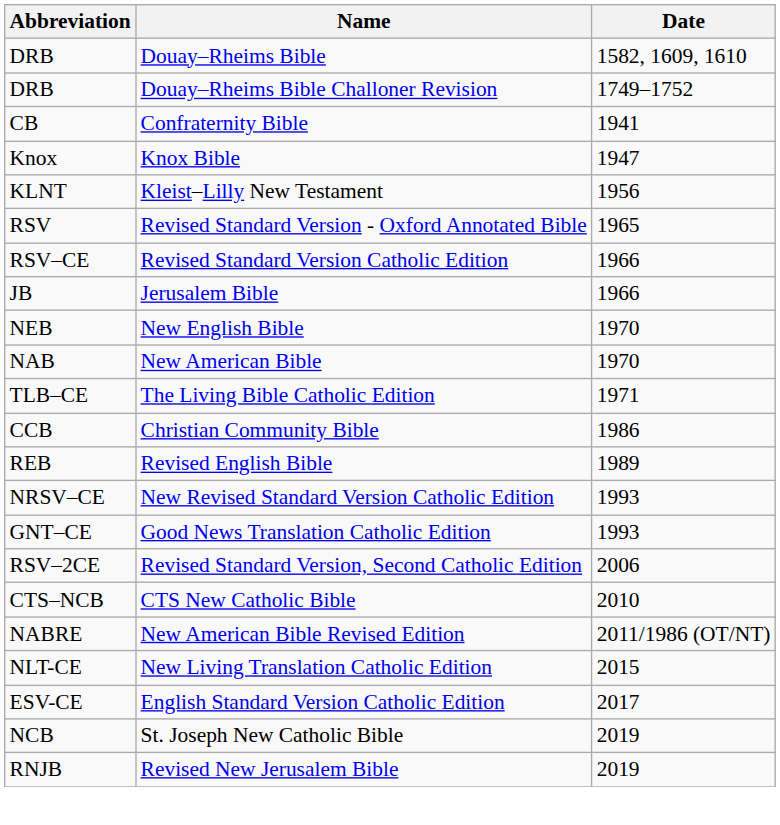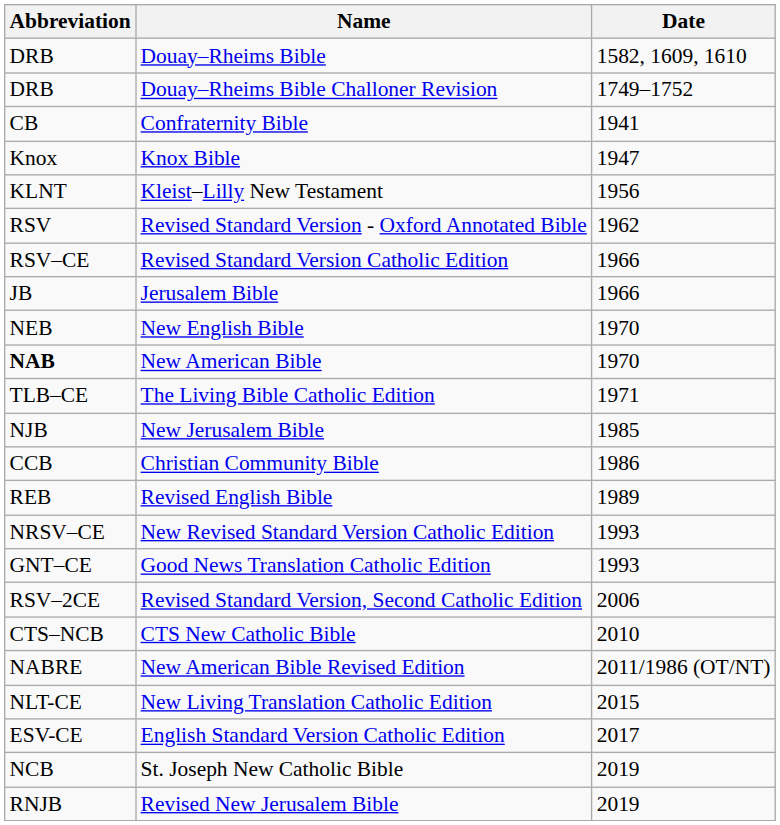(618, 225) 1965 -> (618, 225) 1962
(32, 361) normal -> (32, 361) bold
+ row: (232, 429)
